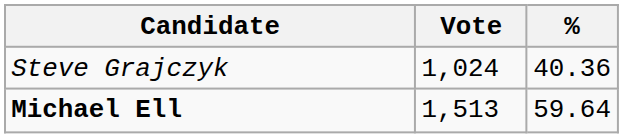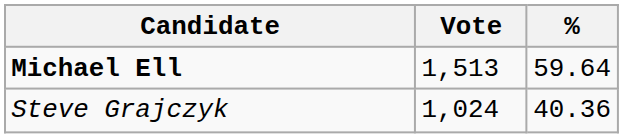rows swapped: (97, 110) <-> (120, 68)
